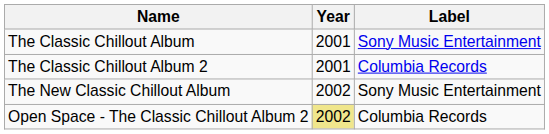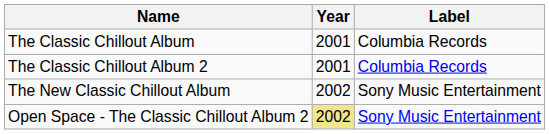(449, 41) Sony Music Entertainment -> (422, 41) Columbia Records
(422, 116) Columbia Records -> (449, 116) Sony Music Entertainment
